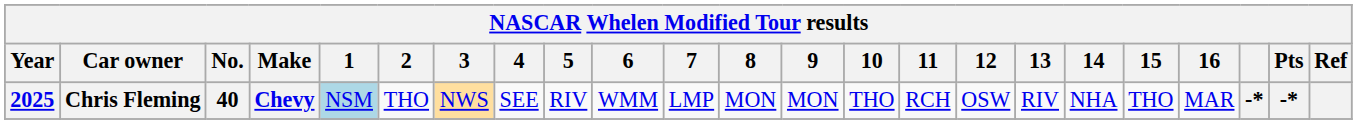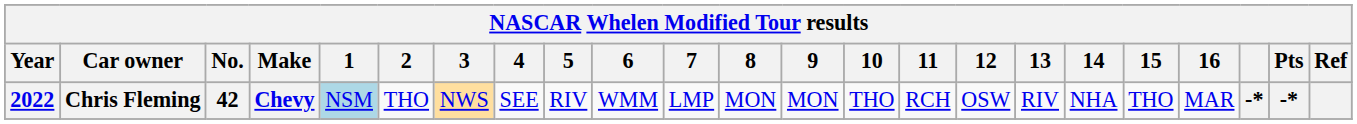(32, 100) 2025 -> (32, 100) 2022
(227, 100) 40 -> (227, 100) 42
